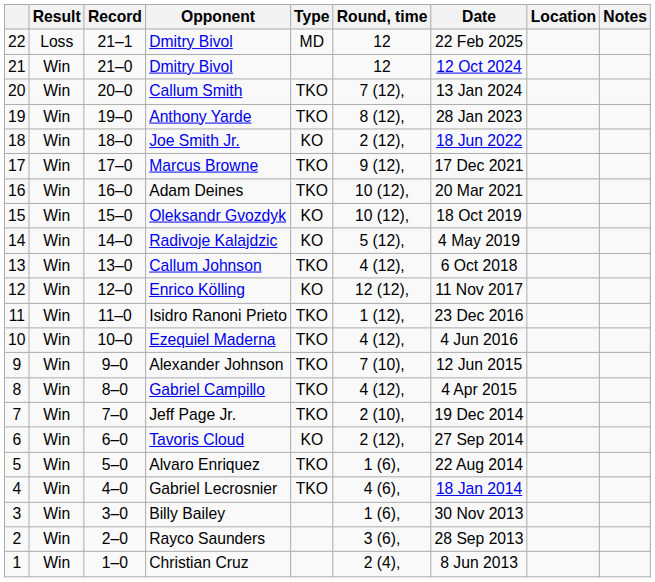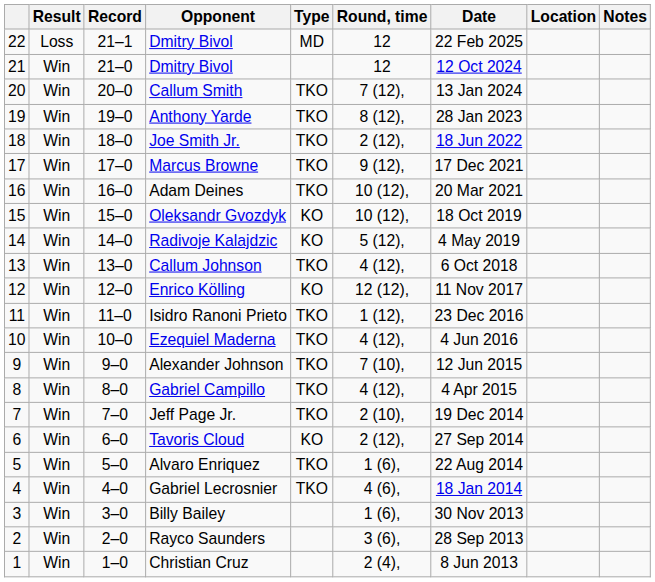(312, 141) KO -> (312, 141) TKO
